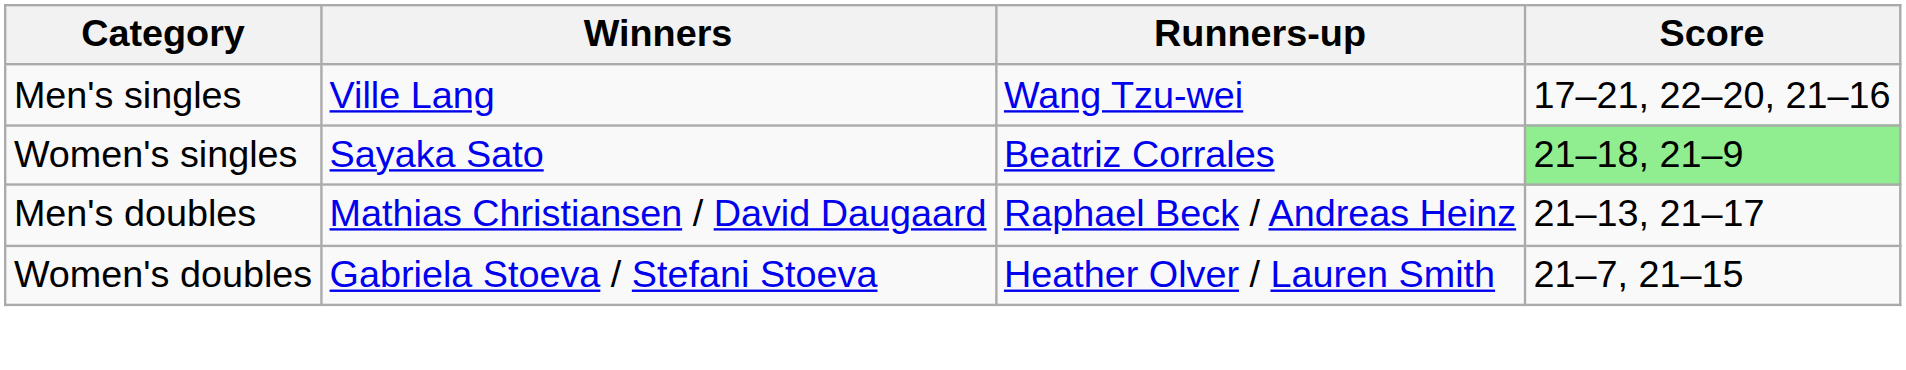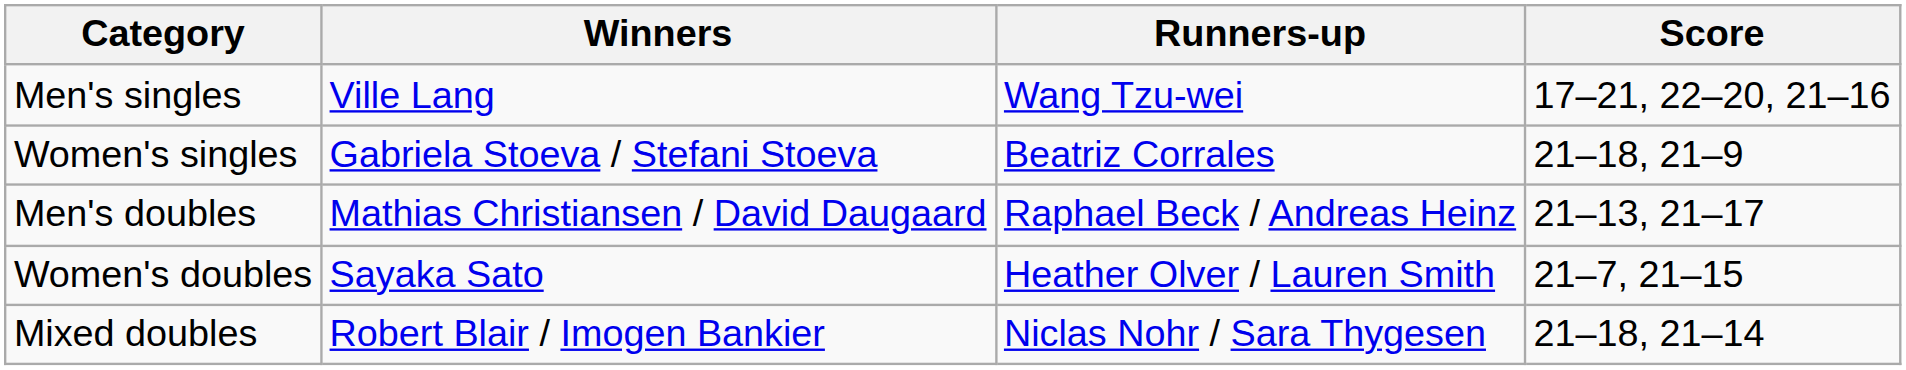(437, 154) Sayaka Sato -> (604, 154) Gabriela Stoeva / Stefani Stoeva
(1639, 154) lightgreen background -> (1639, 154) no background
(604, 273) Gabriela Stoeva / Stefani Stoeva -> (437, 273) Sayaka Sato
+ row: (136, 333)
